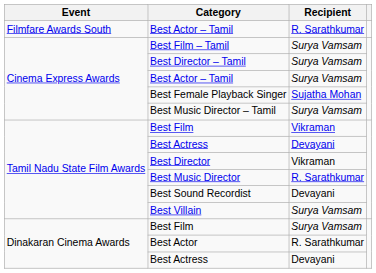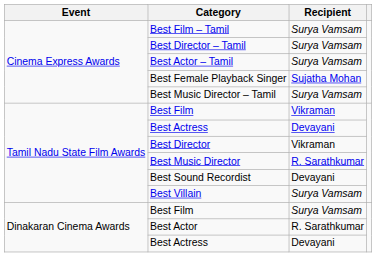- row: (59, 29)
